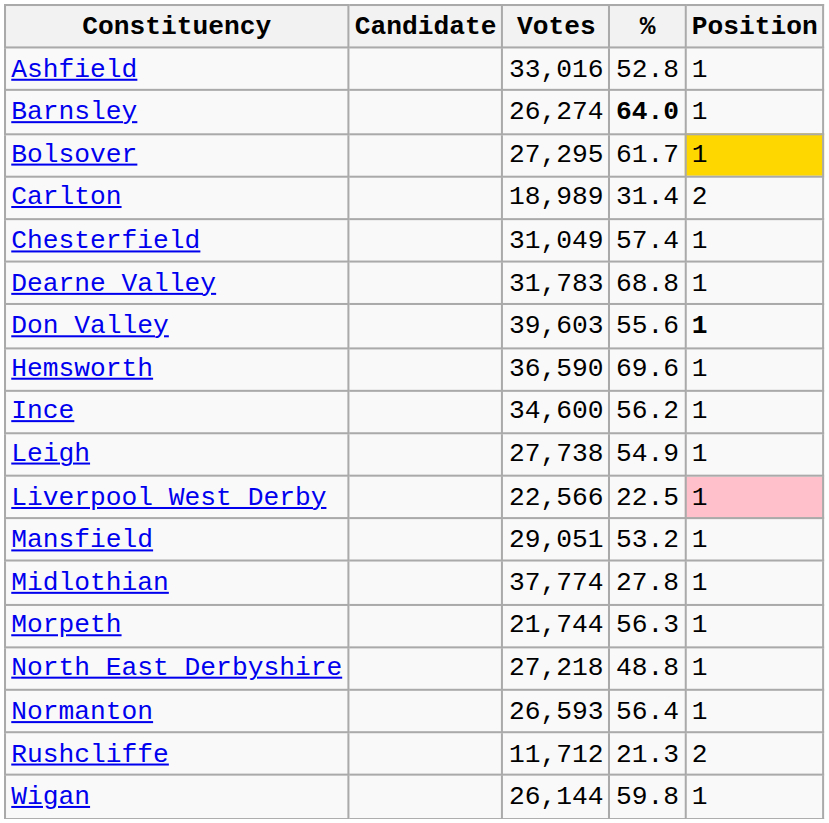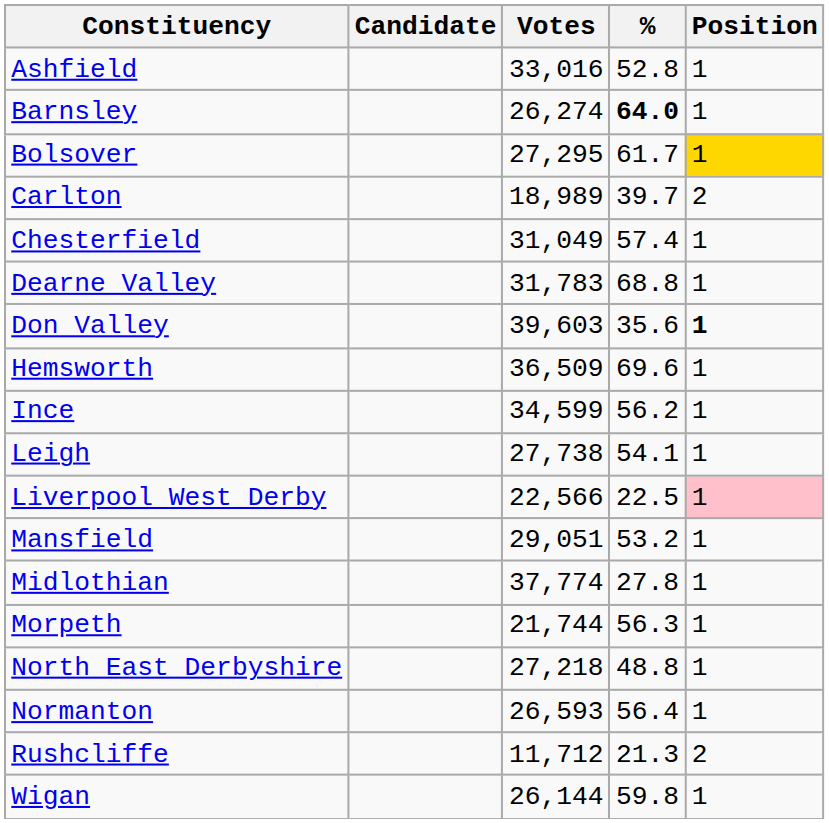(648, 198) 31.4 -> (648, 198) 39.7
(648, 326) 55.6 -> (648, 326) 35.6
(556, 369) 36,590 -> (556, 369) 36,509
(556, 412) 34,600 -> (556, 412) 34,599
(648, 454) 54.9 -> (648, 454) 54.1
